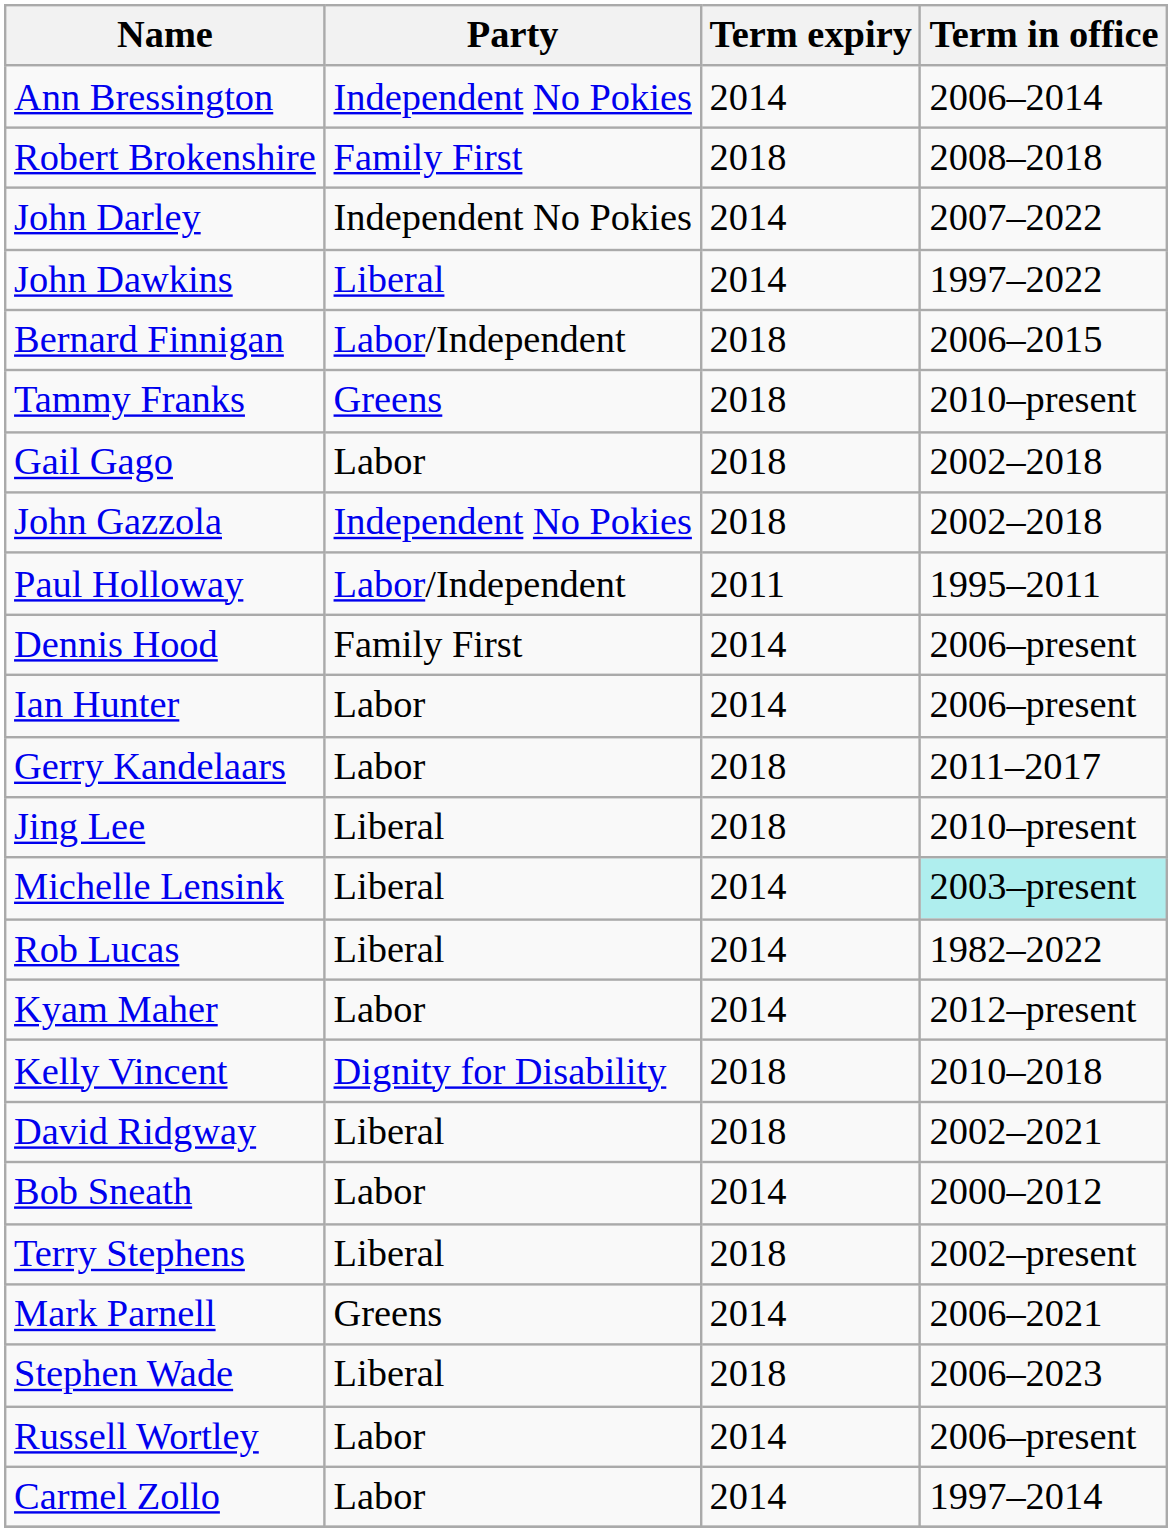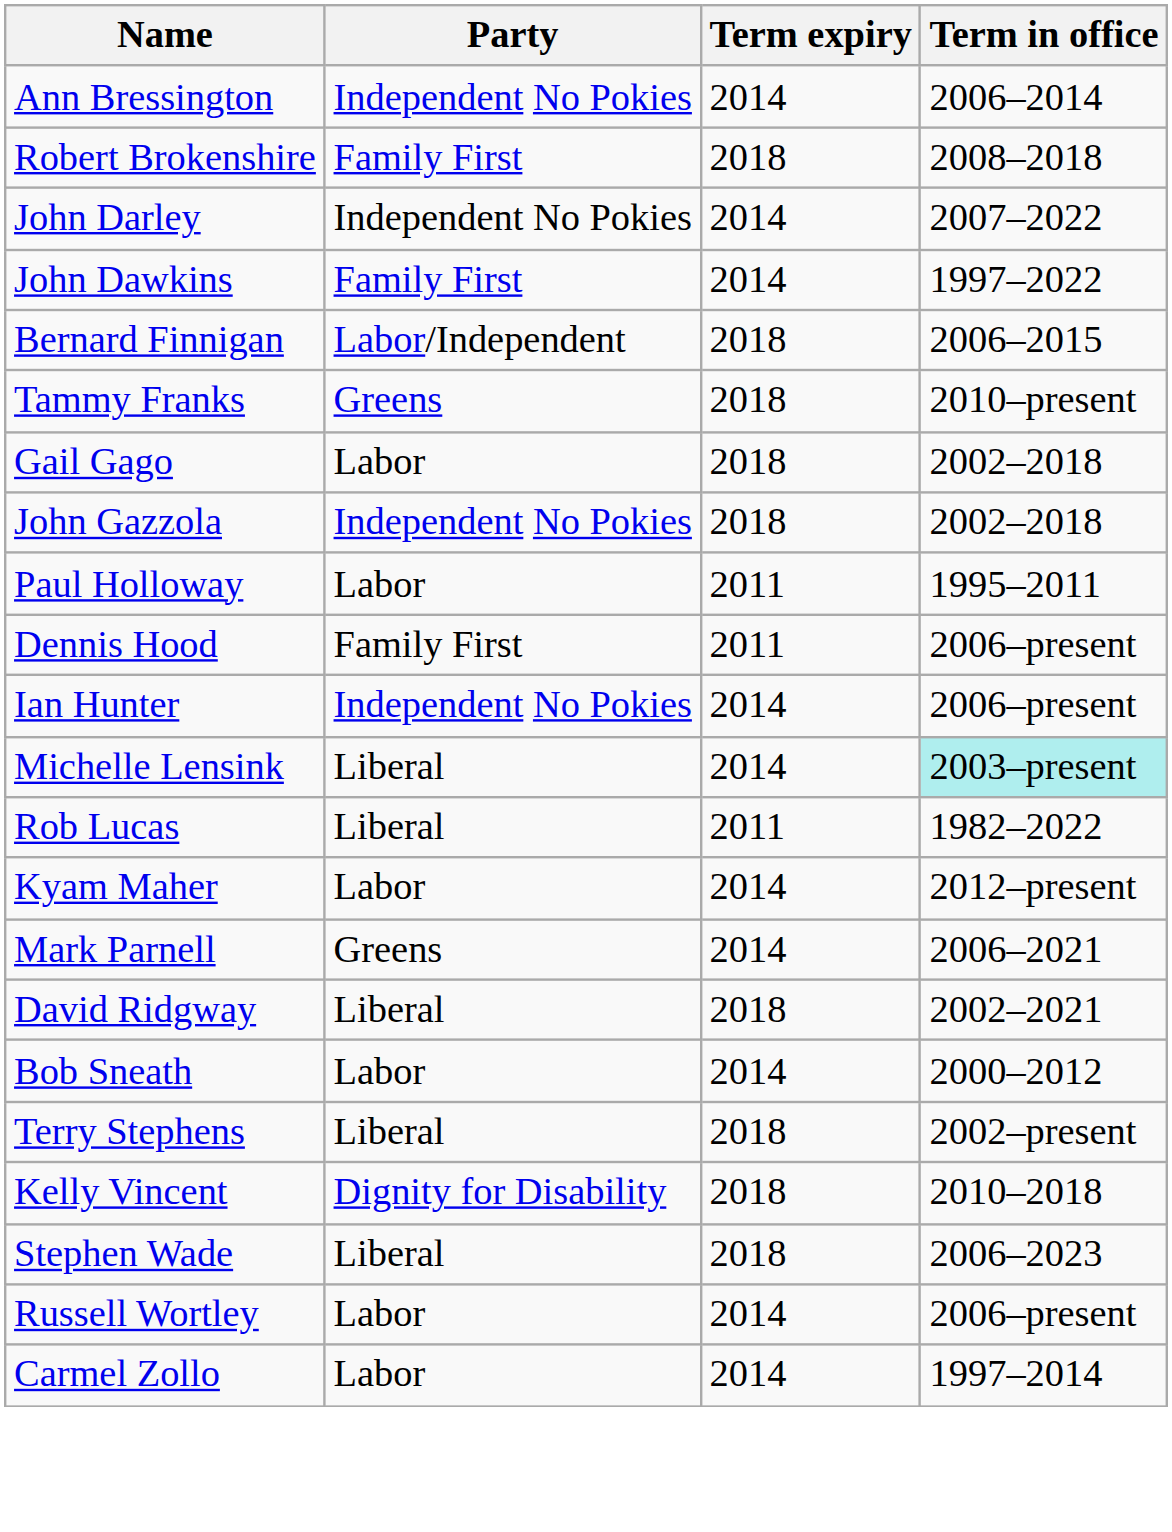(389, 278) Liberal -> (428, 278) Family First
(480, 583) Labor/Independent -> (379, 583) Labor
(748, 643) 2014 -> (747, 643) 2011
(379, 704) Labor -> (513, 704) Independent No Pokies
- row: (150, 765)
- row: (80, 826)
(748, 948) 2014 -> (747, 826) 2011
rows swapped: (115, 1313) <-> (121, 1070)
